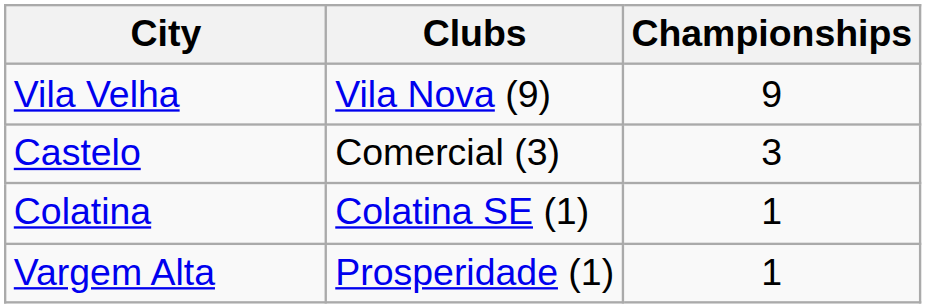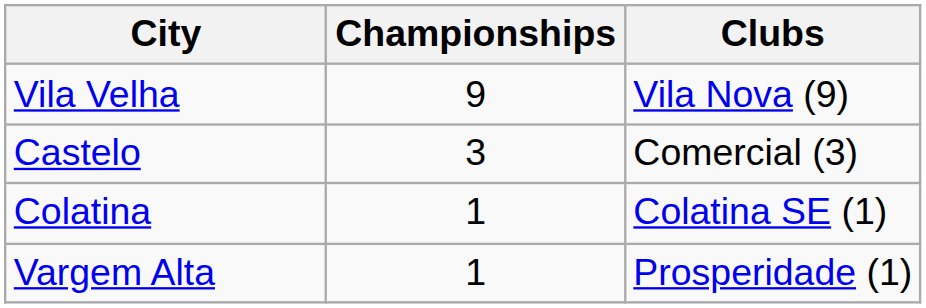columns swapped: (772, 34) <-> (475, 34)
